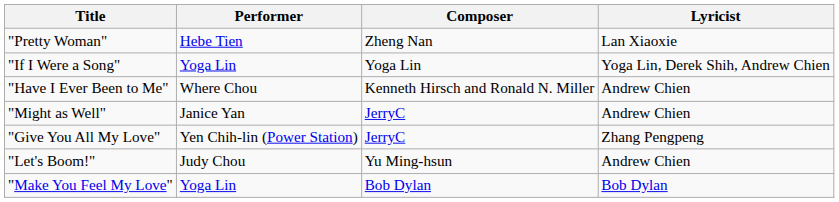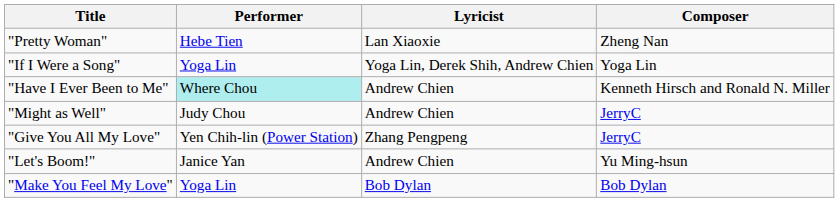columns swapped: (716, 16) <-> (480, 16)
(218, 88) no background -> (218, 88) paleturquoise background
(212, 112) Janice Yan -> (213, 112) Judy Chou
(213, 161) Judy Chou -> (212, 161) Janice Yan
